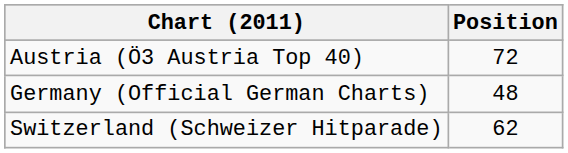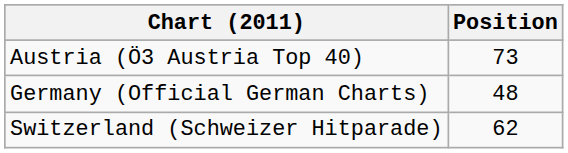(505, 58) 72 -> (505, 58) 73
